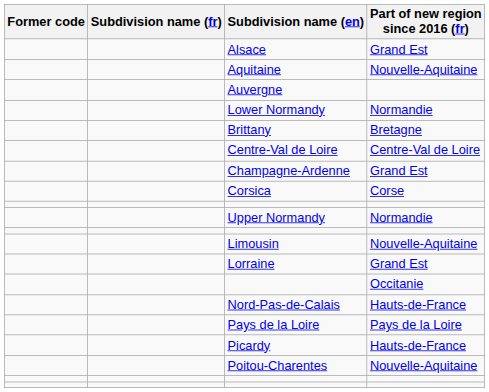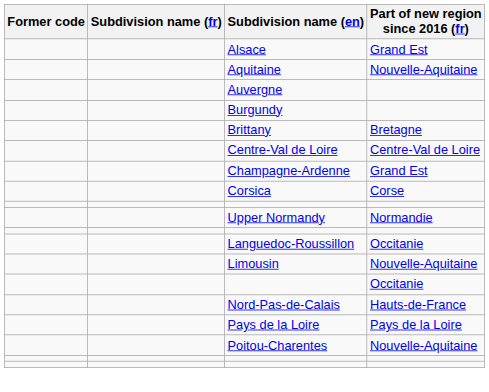- row: (276, 110)
+ row: (255, 110)
+ row: (291, 243)
- row: (251, 264)
- row: (249, 345)
